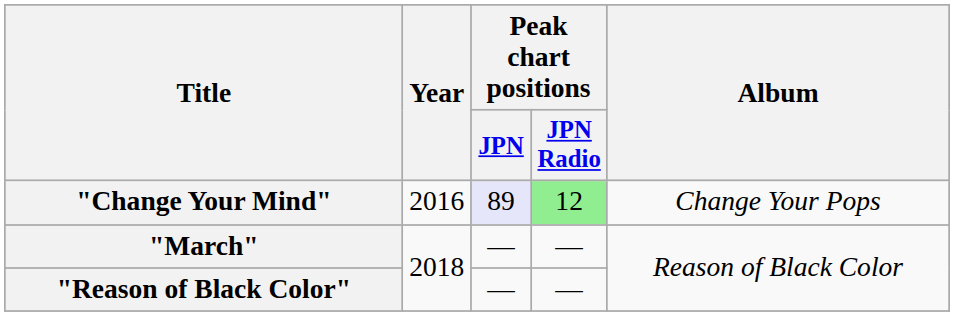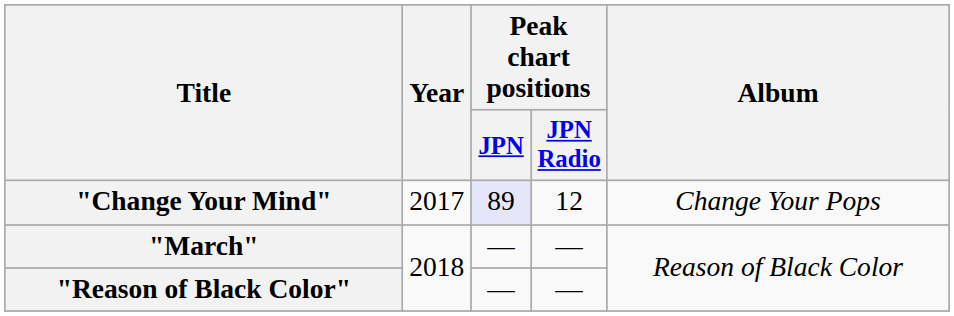(437, 201) 2016 -> (437, 201) 2017
(569, 201) lightgreen background -> (569, 201) no background
